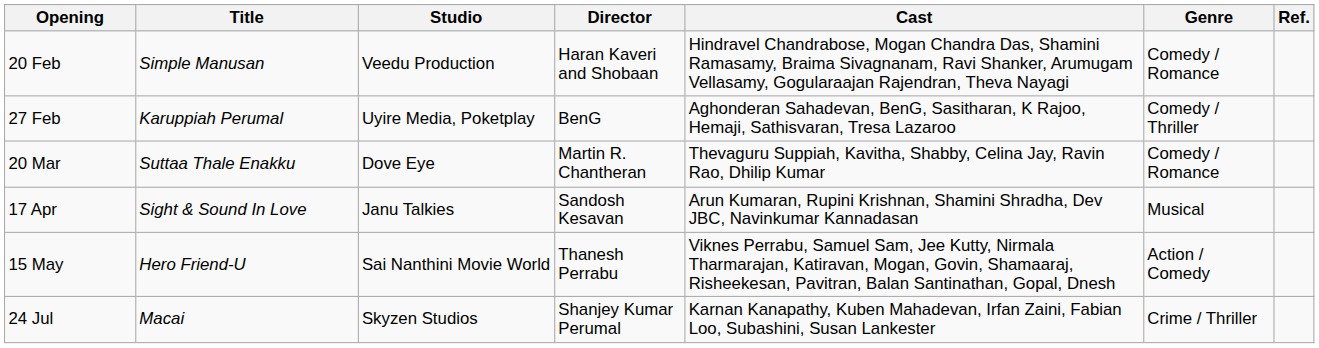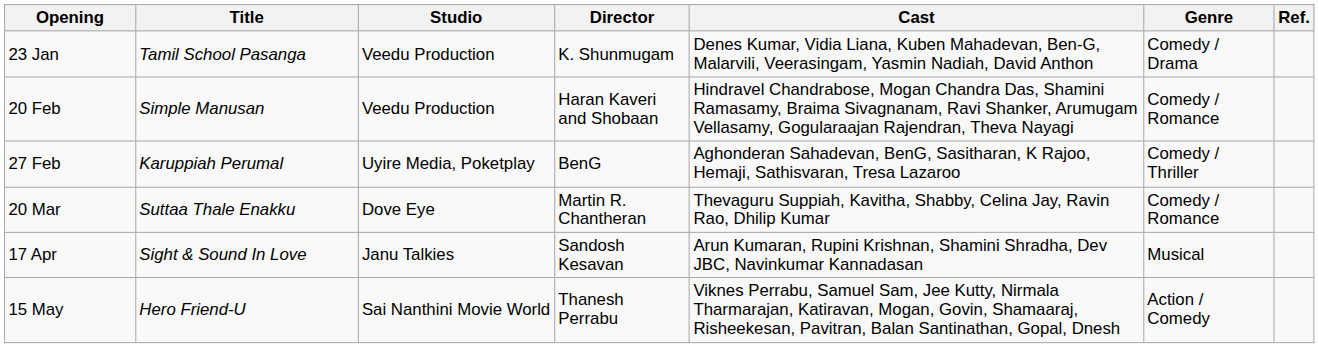+ row: (34, 53)
- row: (31, 319)
